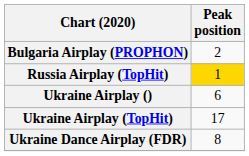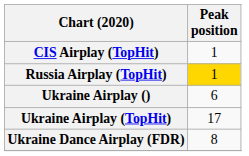- row: (98, 52)
+ row: (96, 52)
